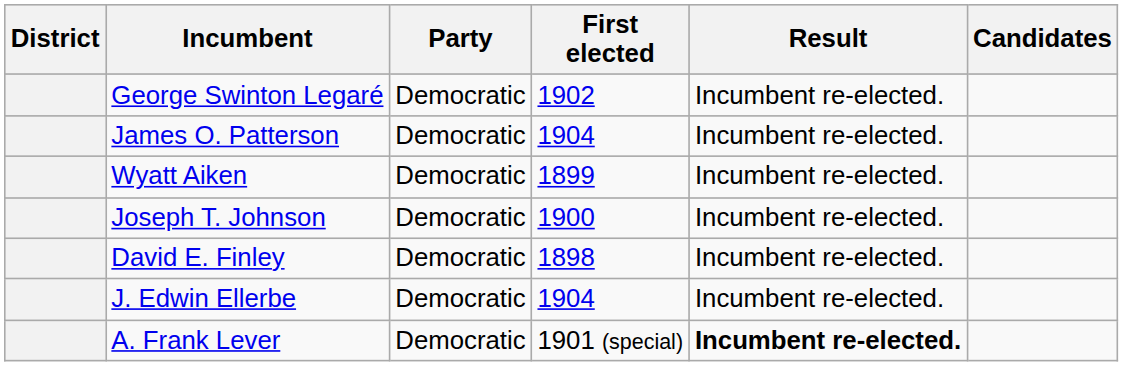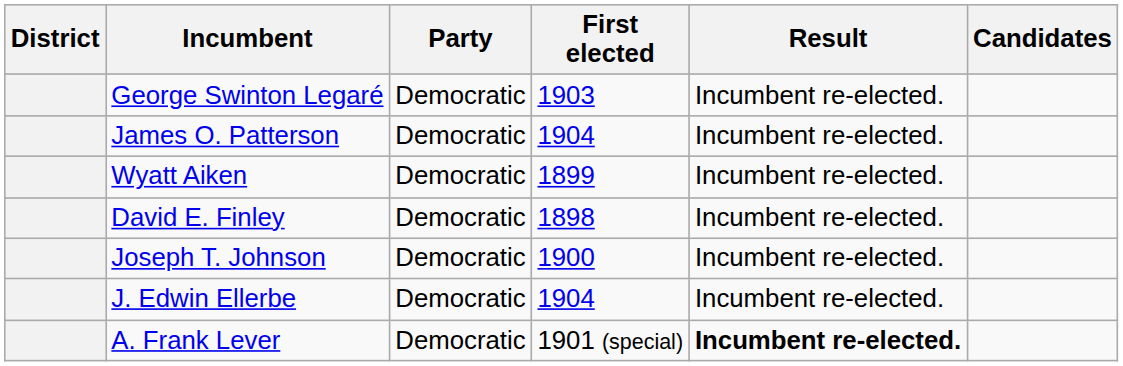(566, 94) 1902 -> (566, 94) 1903
rows swapped: (219, 217) <-> (198, 258)
